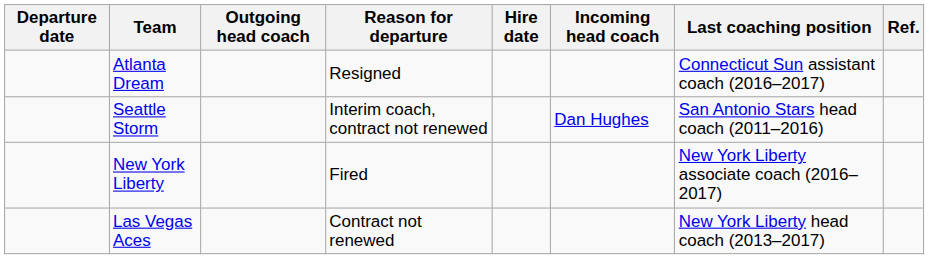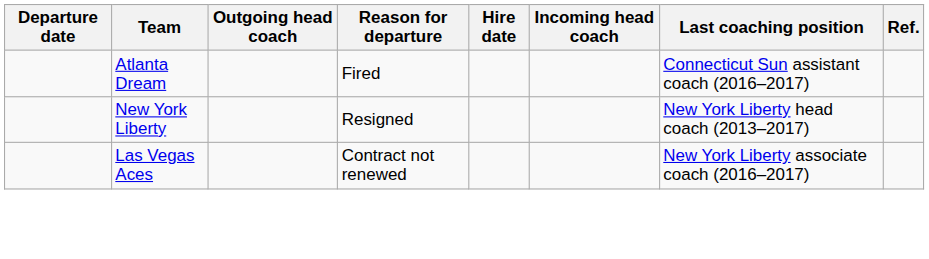(365, 73) Resigned -> (361, 73) Fired
- row: (139, 119)
(349, 174) Fired -> (378, 119) Resigned
(768, 174) New York Liberty associate coach (2016–2017) -> (748, 119) New York Liberty head coach (2013–2017)
(764, 230) New York Liberty head coach (2013–2017) -> (765, 165) New York Liberty associate coach (2016–2017)
